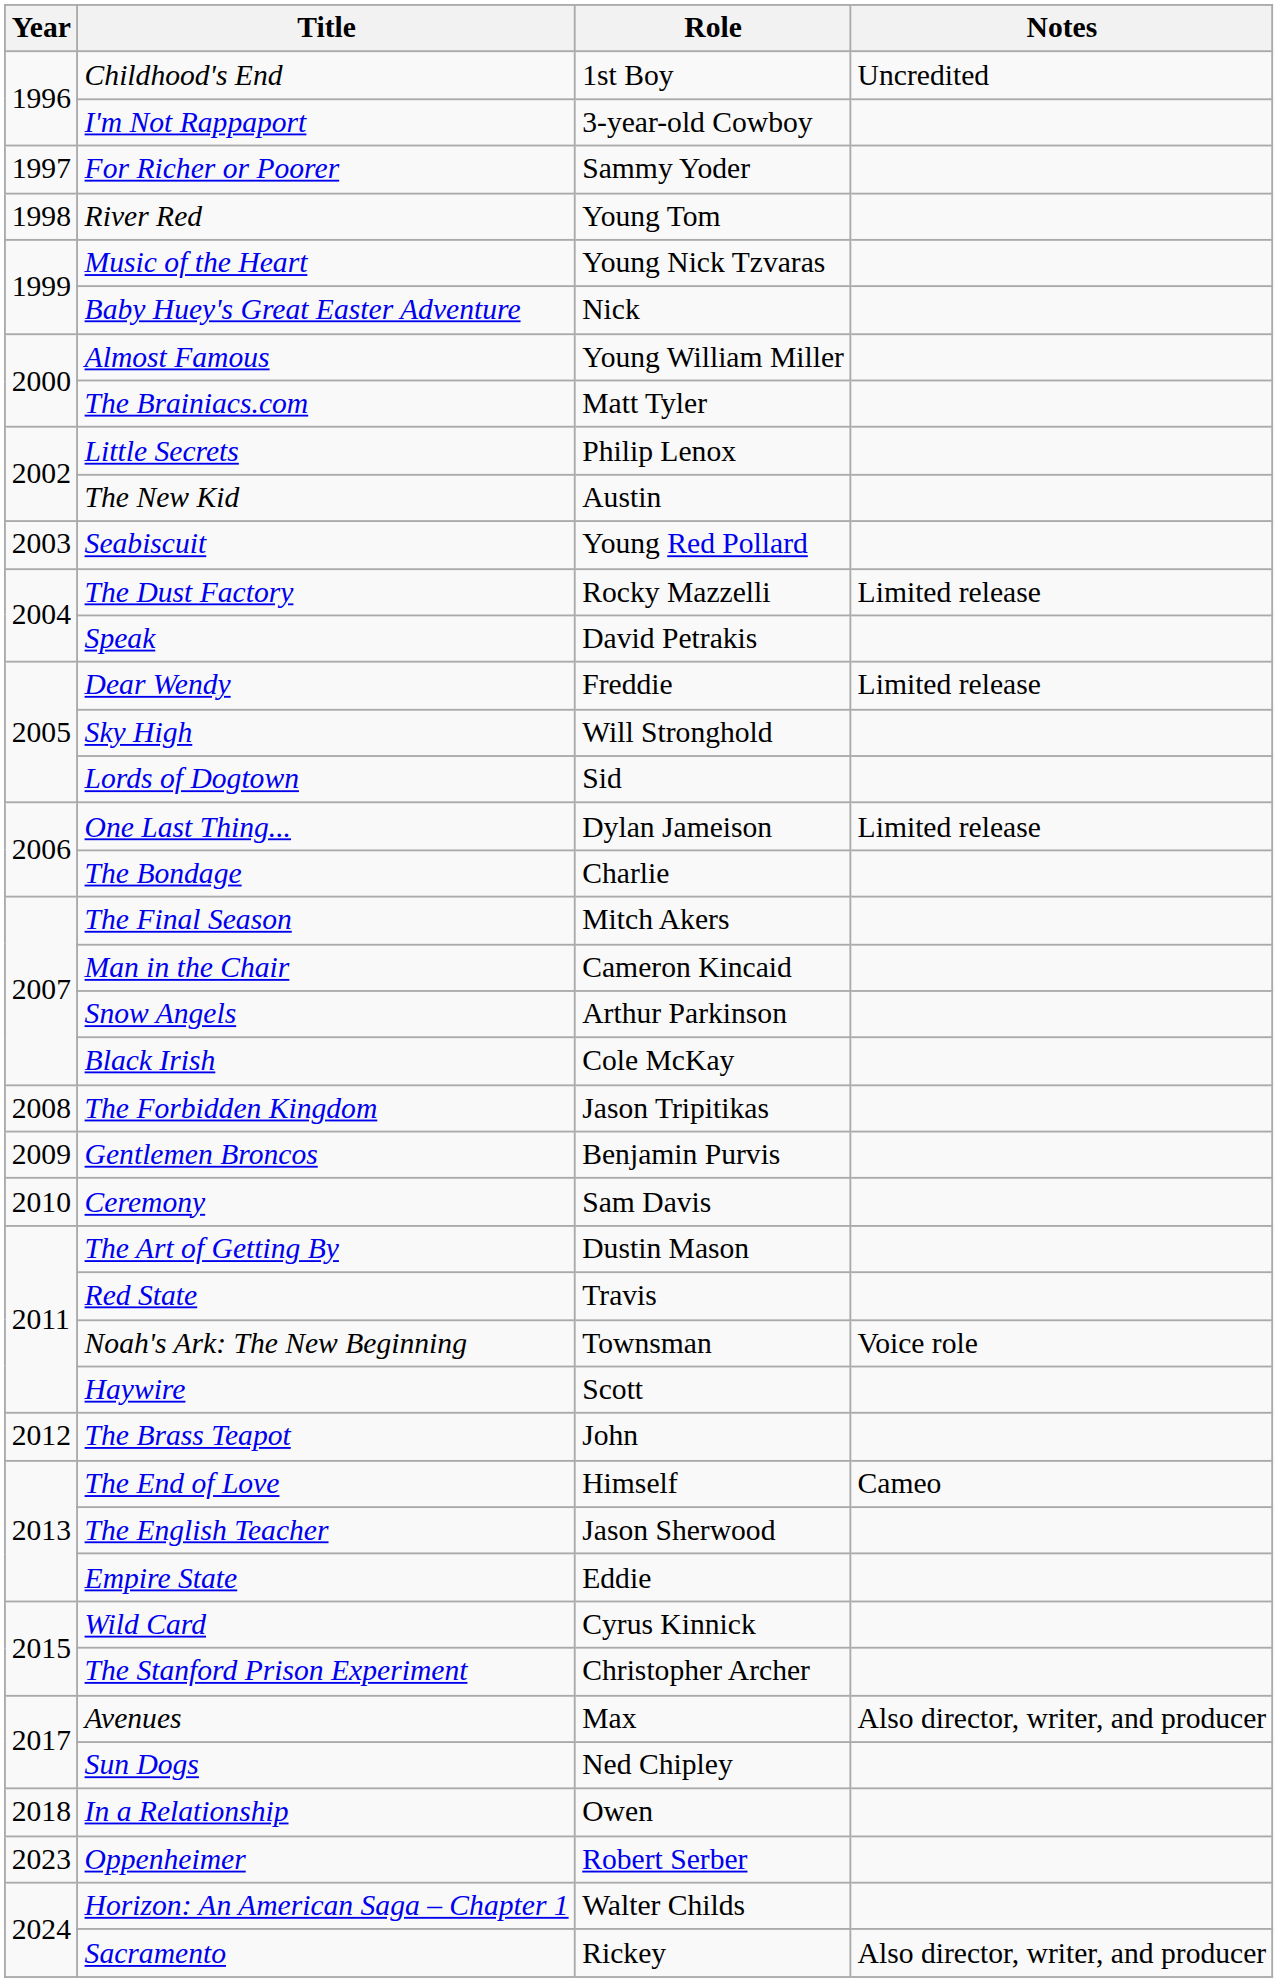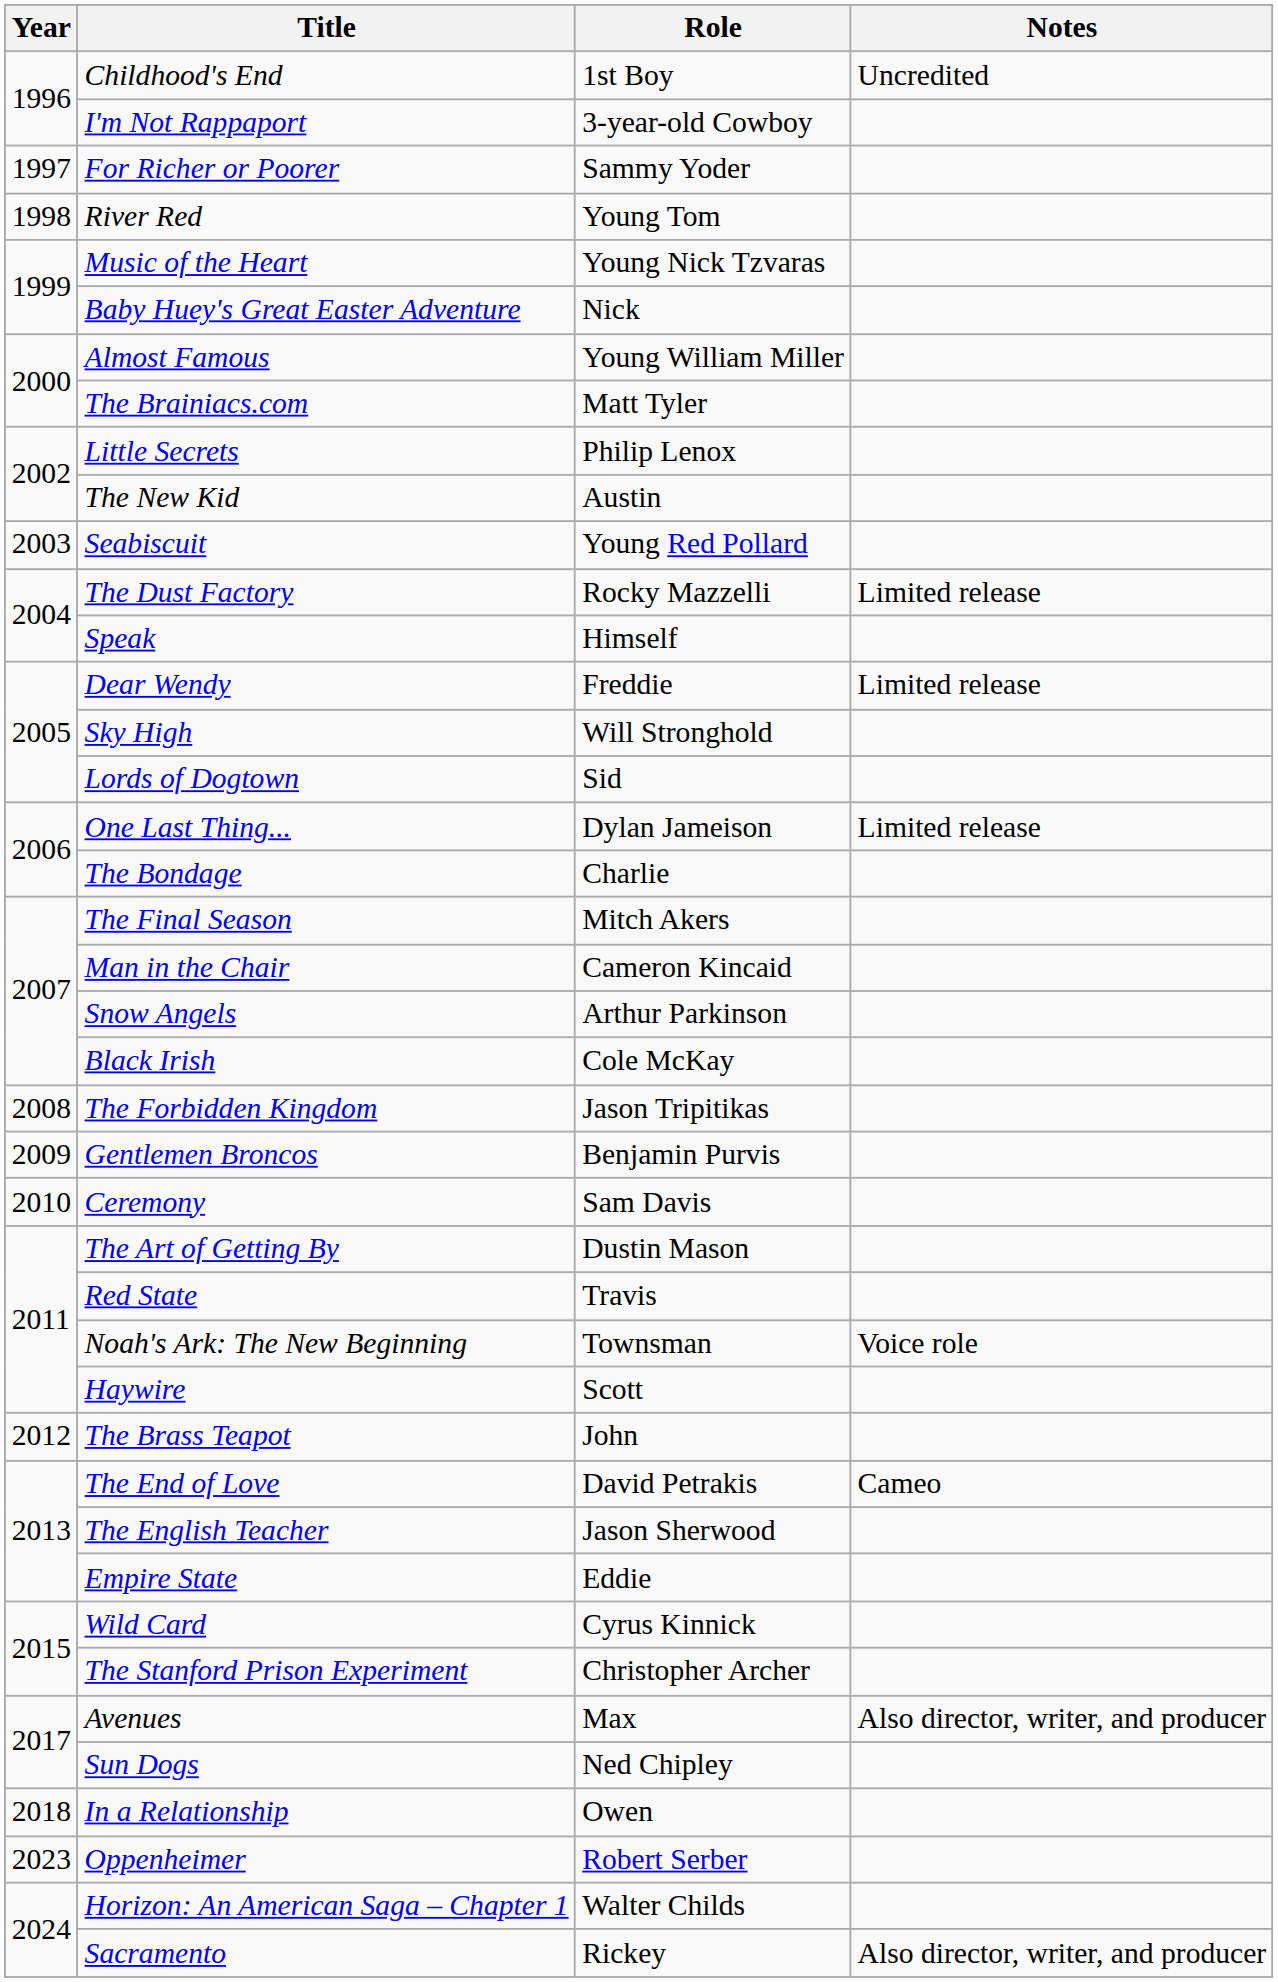(670, 638) David Petrakis -> (630, 638) Himself
(630, 1483) Himself -> (670, 1483) David Petrakis
